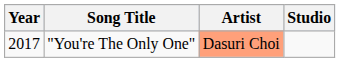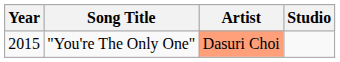(24, 44) 2017 -> (24, 44) 2015
